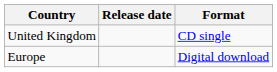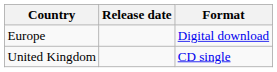rows swapped: (26, 56) <-> (52, 35)
